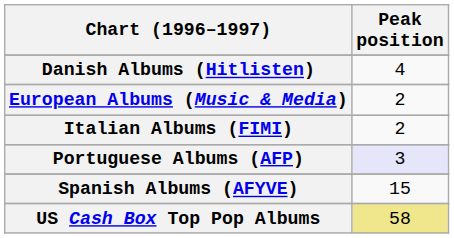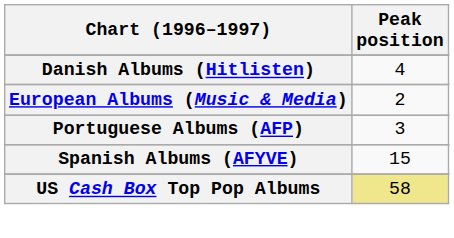- row: (178, 130)
(400, 159) lavender background -> (400, 130) no background
